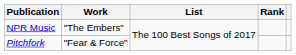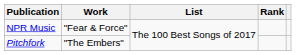(94, 27) "The Embers" -> (96, 27) "Fear & Force"
(96, 43) "Fear & Force" -> (94, 43) "The Embers"
